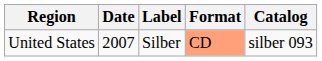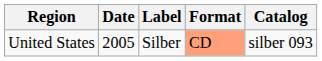(118, 42) 2007 -> (118, 42) 2005
